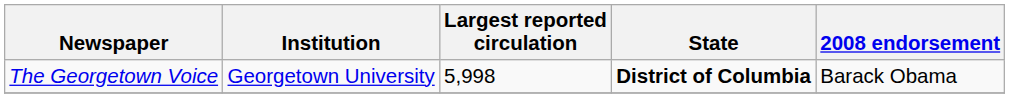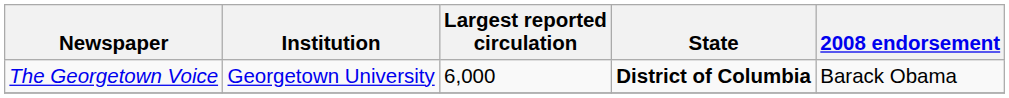(470, 76) 5,998 -> (470, 76) 6,000
